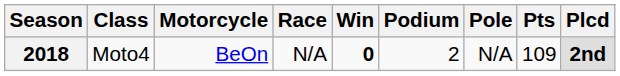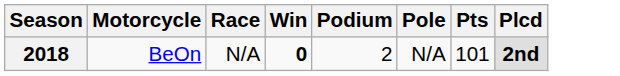- column: (121, 20)
(539, 53) 109 -> (472, 53) 101
